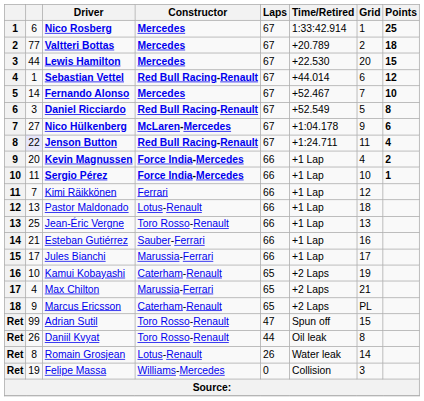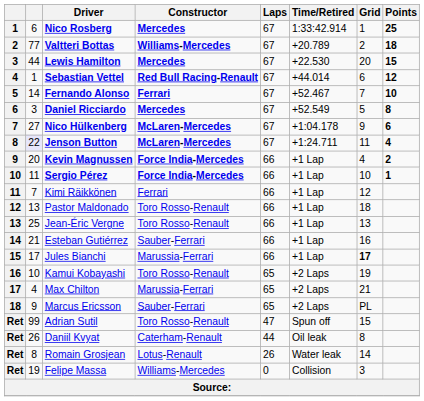(161, 45) Mercedes -> (184, 45) Williams-Mercedes
(161, 94) Mercedes -> (154, 94) Ferrari
(198, 110) Red Bull Racing-Renault -> (161, 110) Mercedes
(198, 142) Red Bull Racing-Renault -> (184, 142) McLaren-Mercedes
(170, 208) Lotus-Renault -> (183, 208) Toro Rosso-Renault
(365, 257) normal -> (365, 257) bold
(180, 273) Caterham-Renault -> (183, 273) Toro Rosso-Renault
(180, 305) Caterham-Renault -> (171, 305) Sauber-Ferrari
(183, 338) Toro Rosso-Renault -> (180, 338) Caterham-Renault
